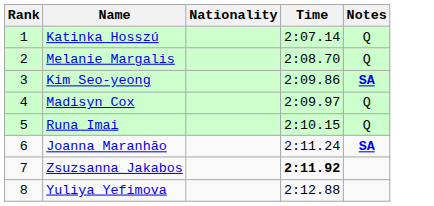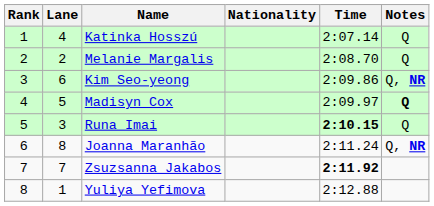+ column: (62, 15)
(367, 81) SA -> (405, 81) Q, NR
(367, 103) normal -> (405, 103) bold
(312, 125) normal -> (351, 125) bold
(367, 146) SA -> (405, 146) Q, NR
